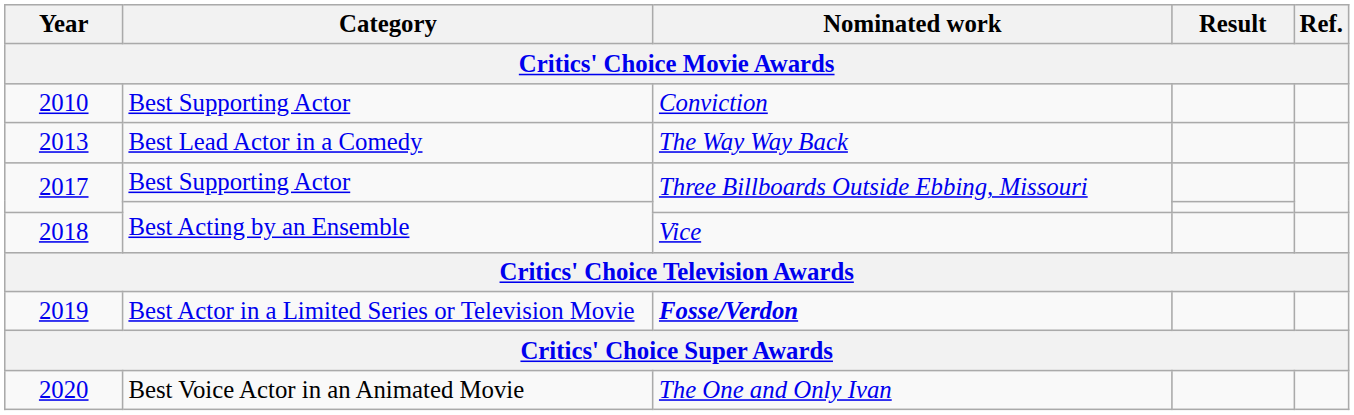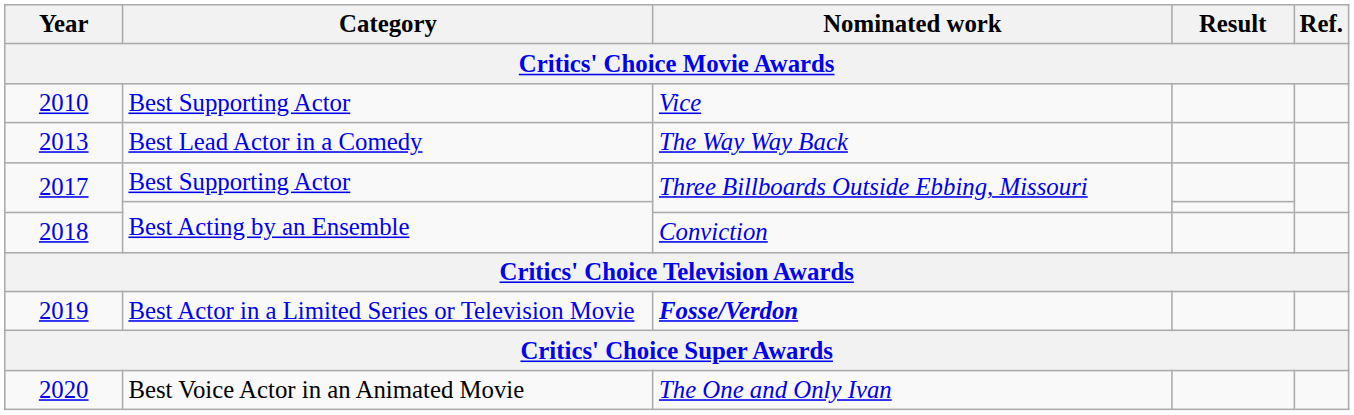(713, 102) Conviction -> (680, 102) Vice
(680, 232) Vice -> (713, 232) Conviction
